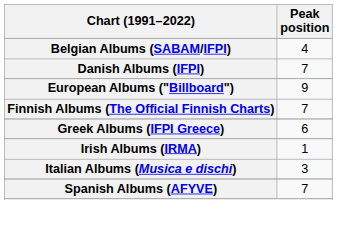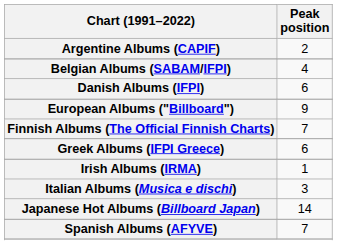+ row: (141, 48)
(305, 68) 7 -> (305, 88) 6
+ row: (141, 209)
